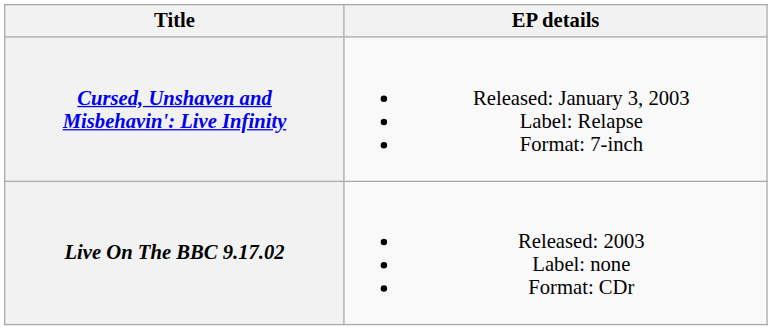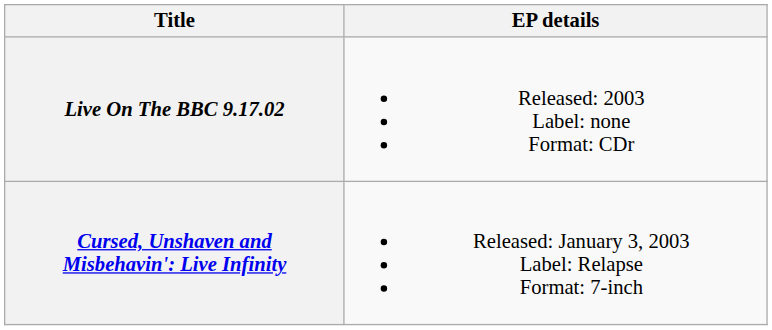rows swapped: (175, 109) <-> (175, 252)
